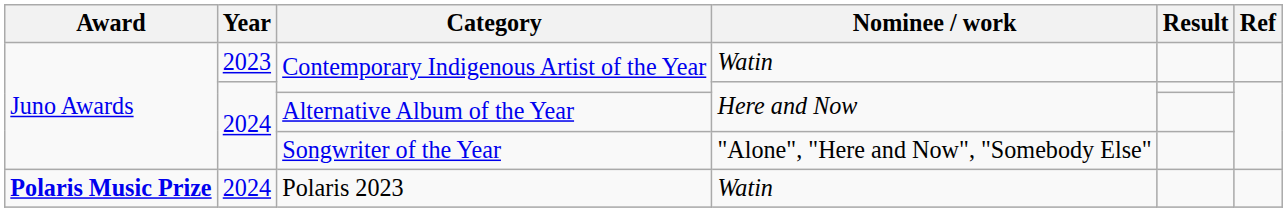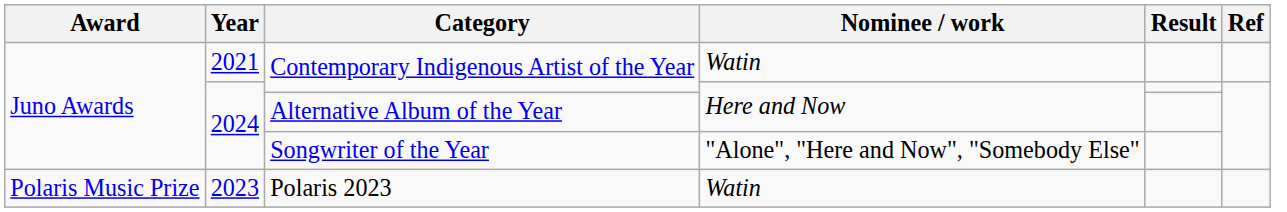(247, 61) 2023 -> (235, 61) 2021
(111, 188) bold -> (105, 188) normal
(247, 188) 2024 -> (235, 188) 2023
